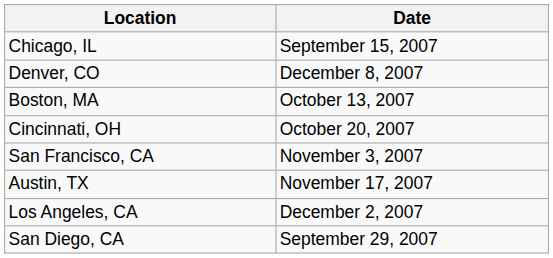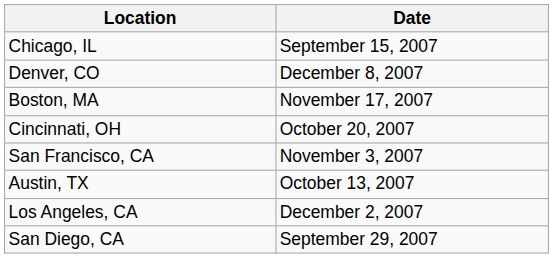(347, 101) October 13, 2007 -> (356, 101) November 17, 2007
(356, 184) November 17, 2007 -> (347, 184) October 13, 2007
